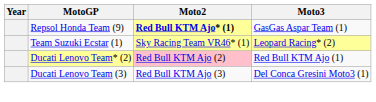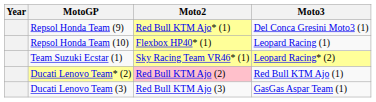(185, 27) bold -> (183, 27) normal
(300, 27) GasGas Aspar Team (1) -> (311, 27) Del Conca Gresini Moto3 (1)
+ row: (80, 43)
(311, 74) Del Conca Gresini Moto3 (1) -> (300, 89) GasGas Aspar Team (1)
